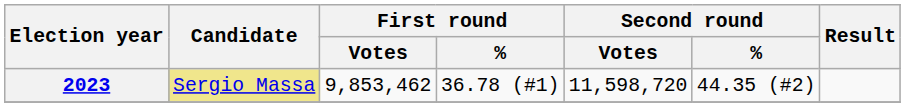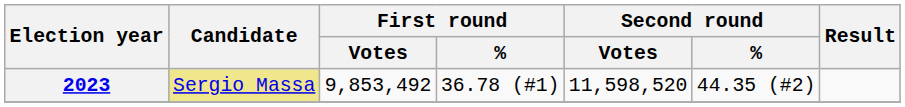(378, 85) 9,853,462 -> (378, 85) 9,853,492
(628, 85) 11,598,720 -> (628, 85) 11,598,520
